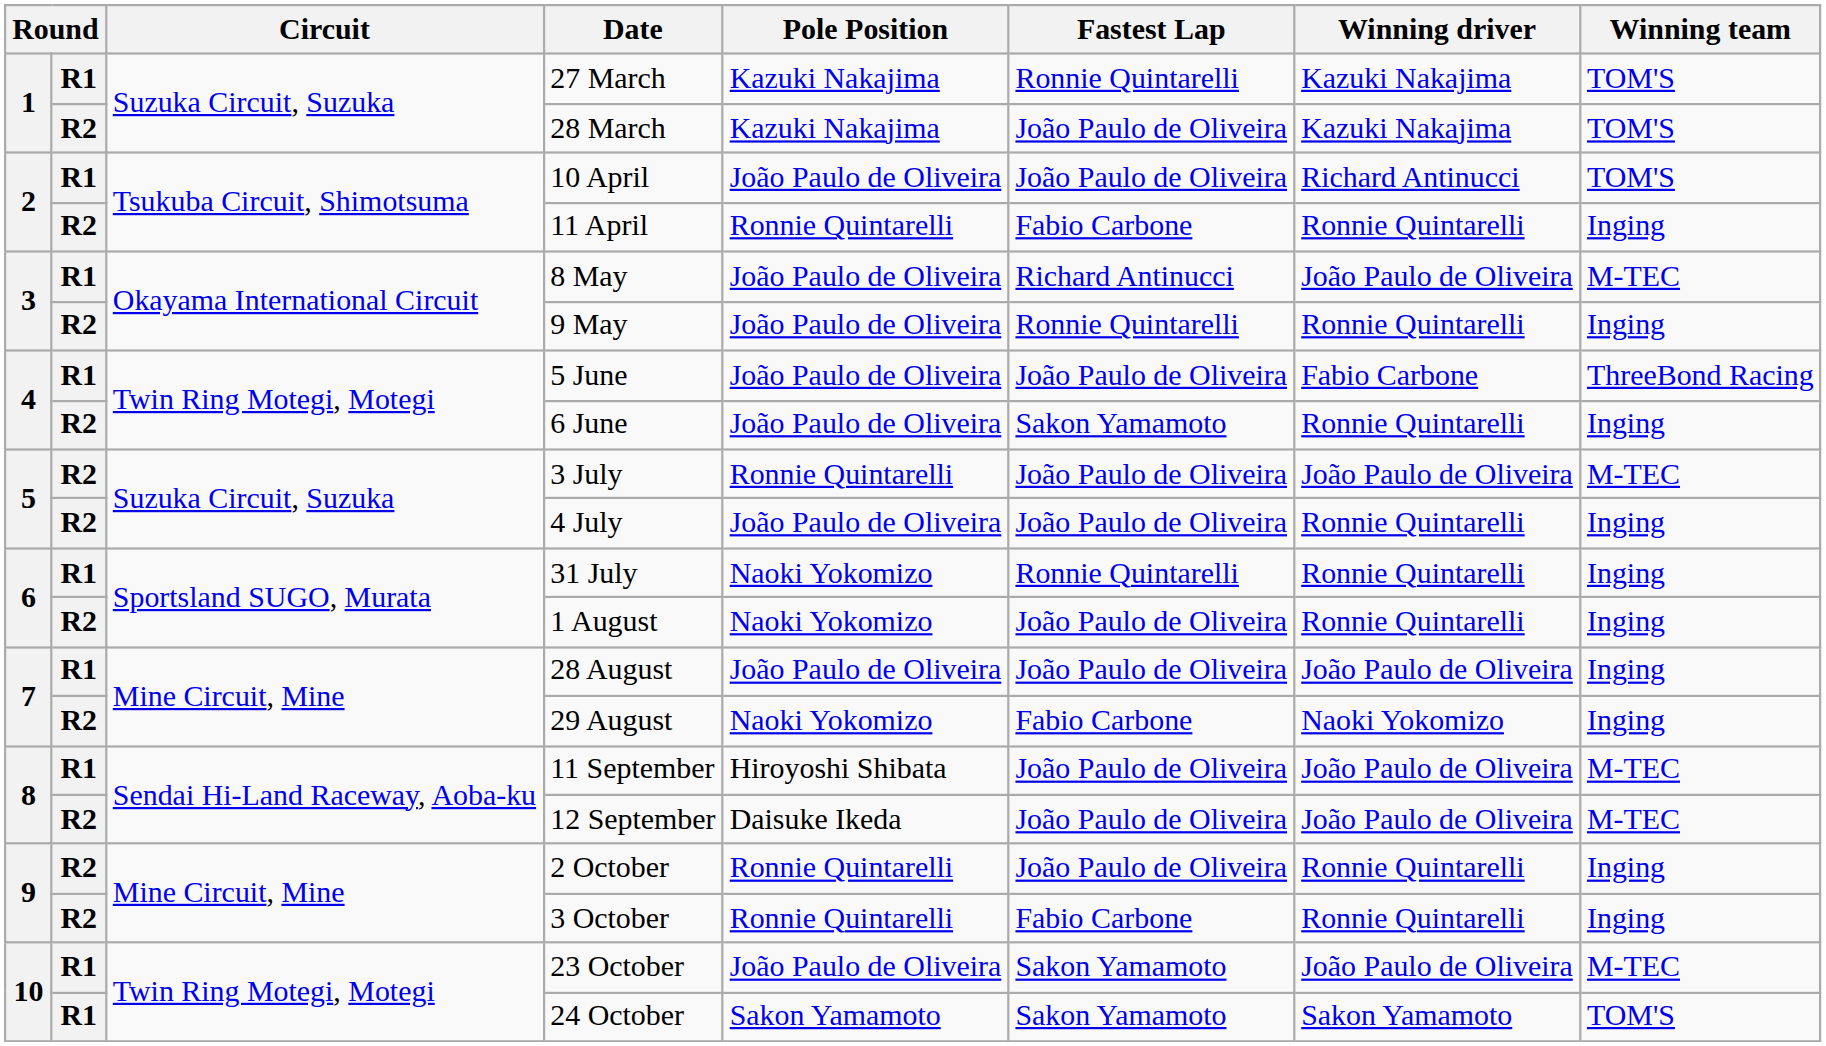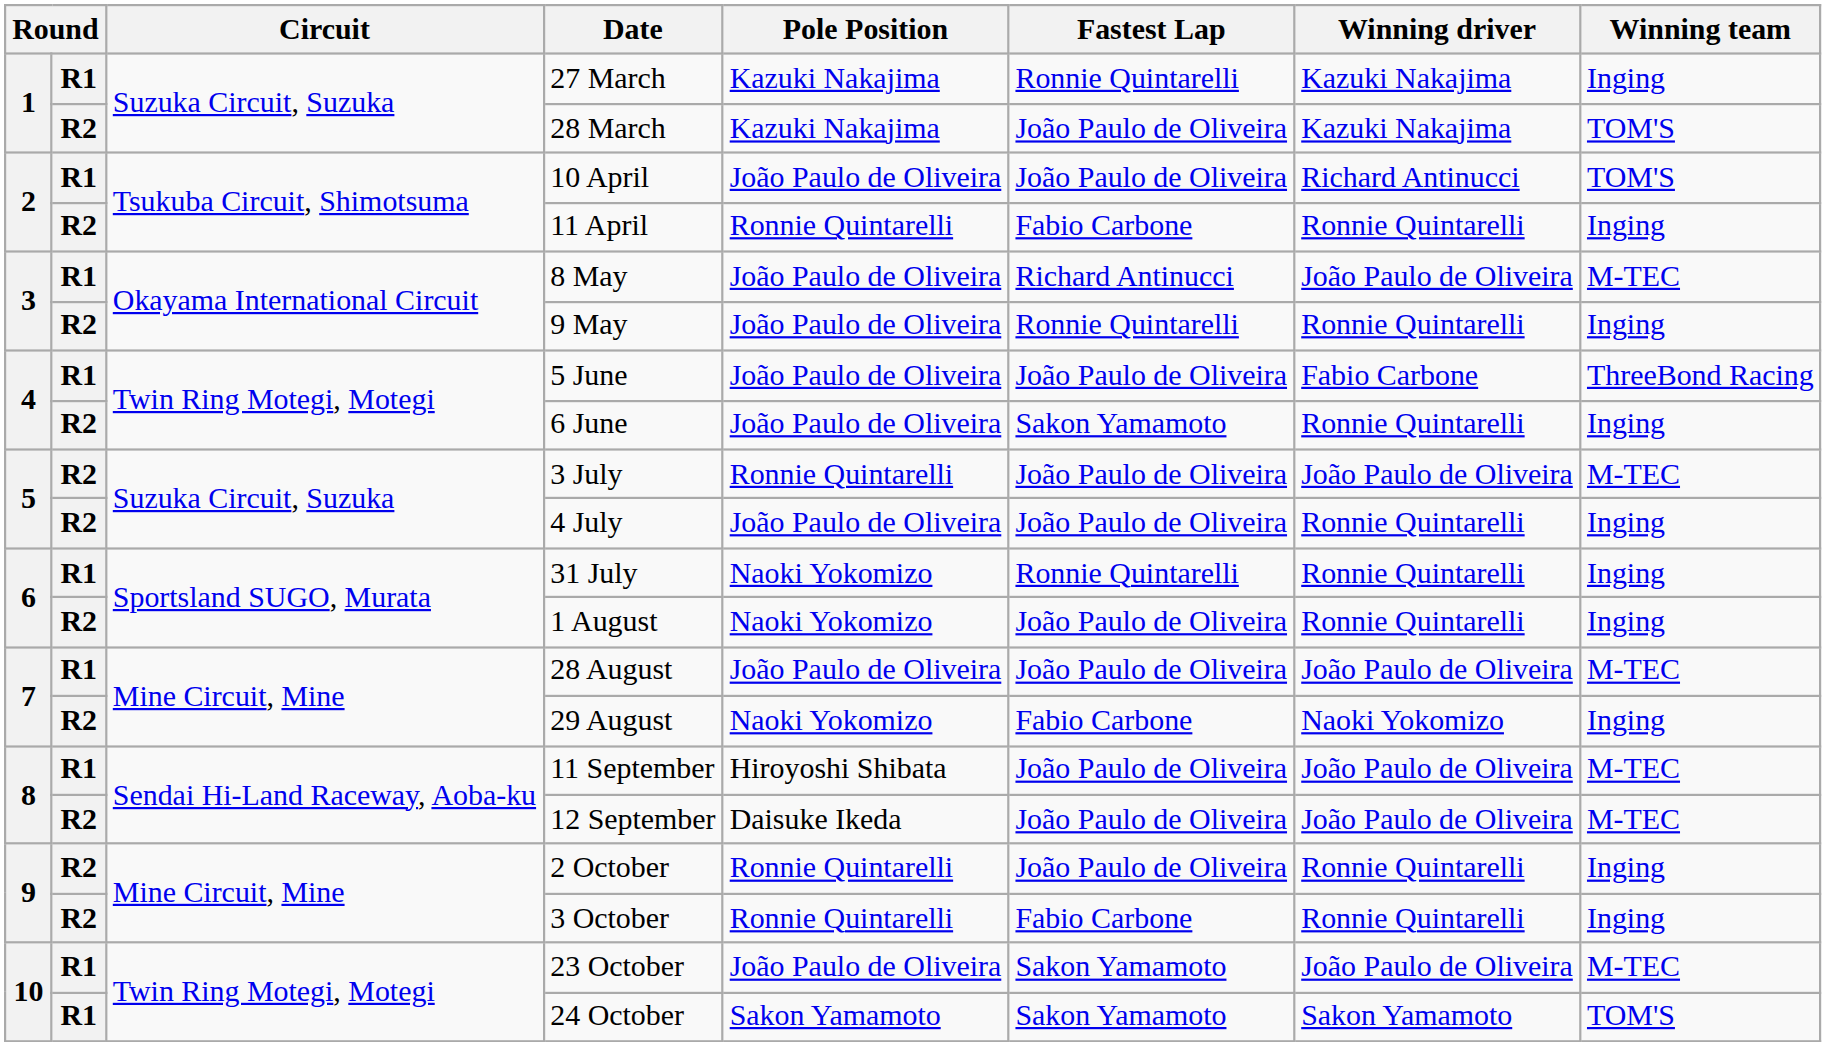(1631, 78) TOM'S -> (1626, 78) Inging
(1626, 670) Inging -> (1633, 670) M-TEC
